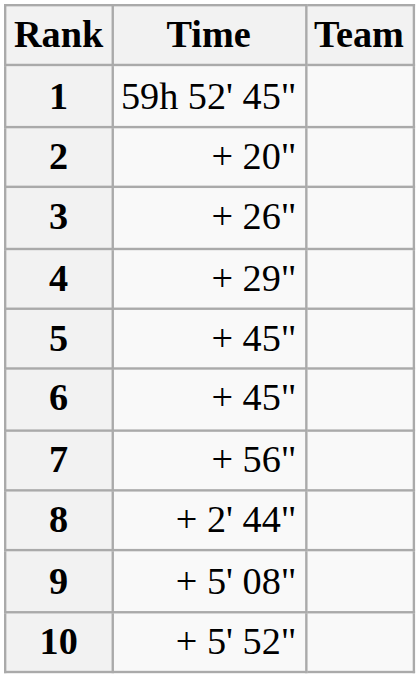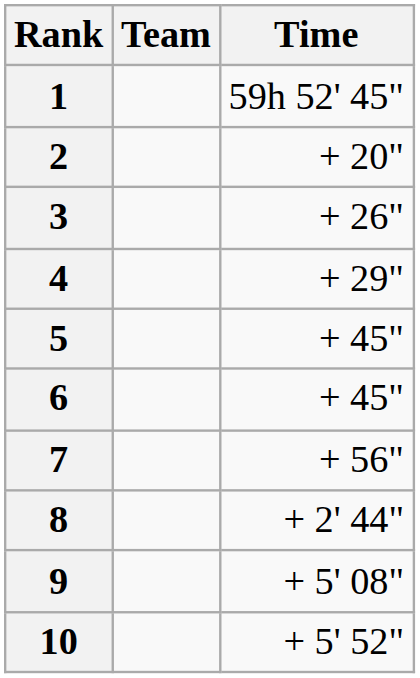columns swapped: (359, 34) <-> (209, 34)
